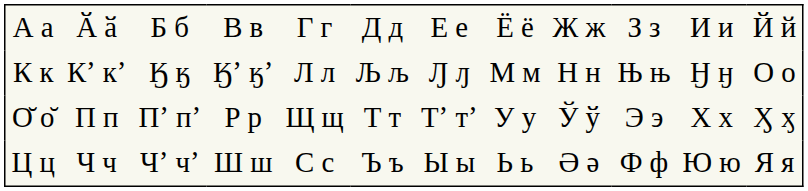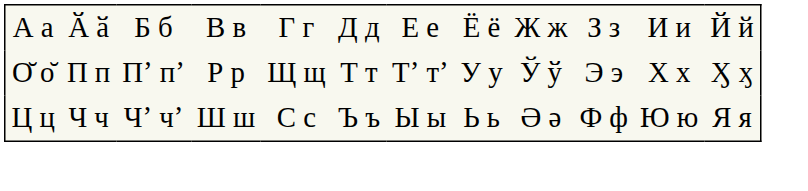- row: (33, 72)
